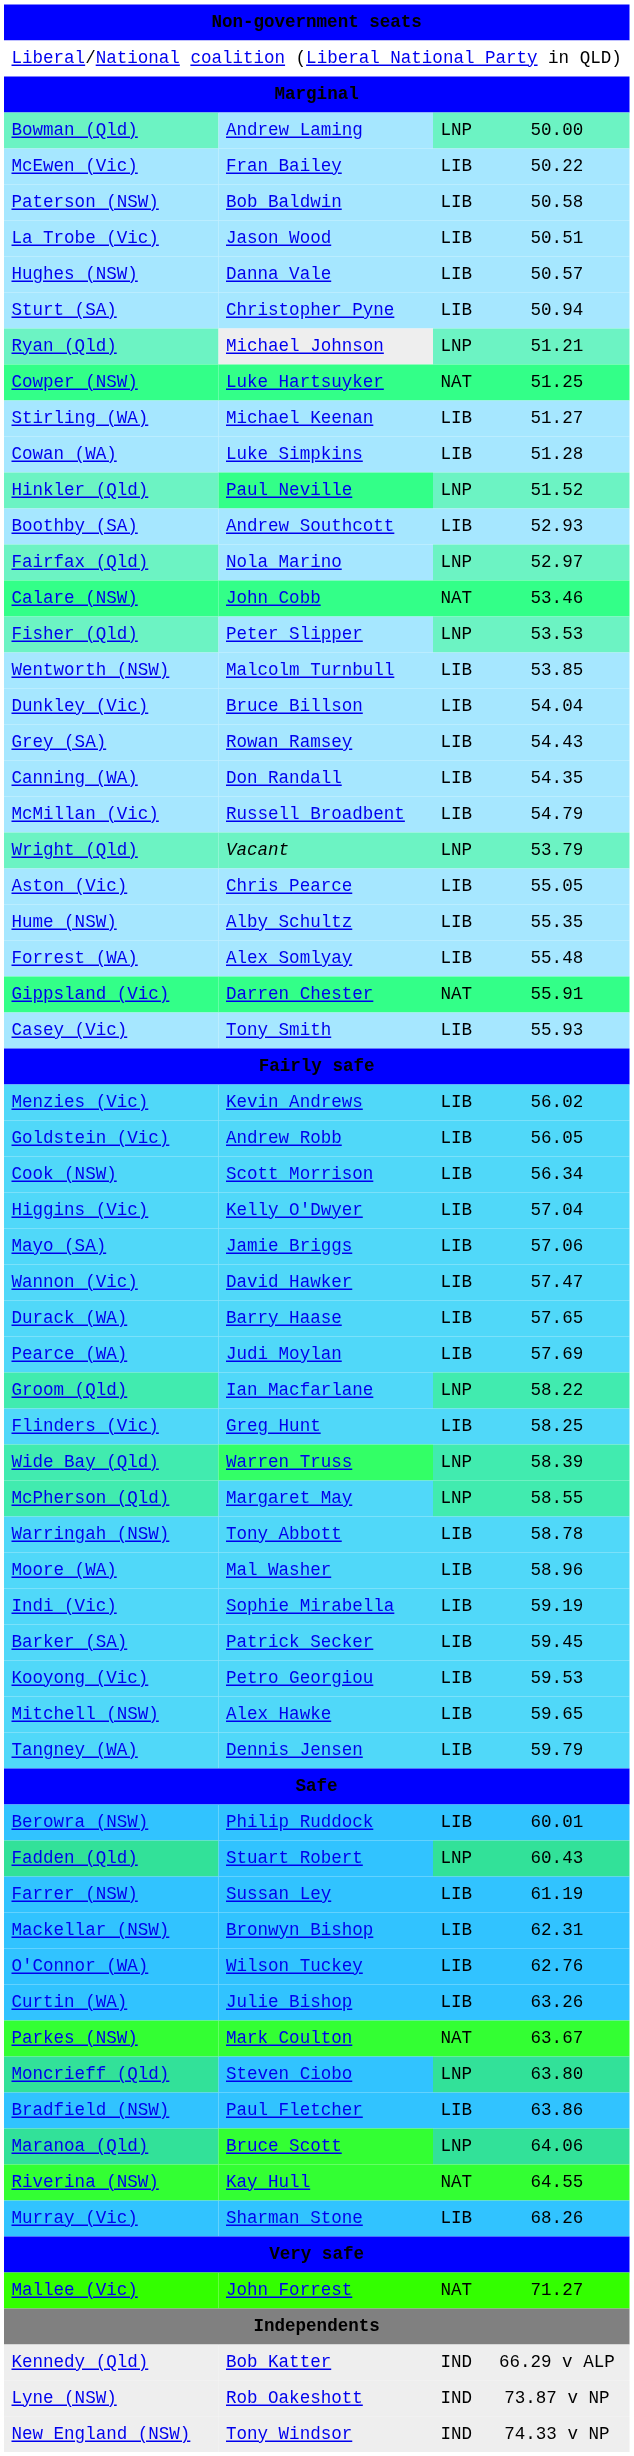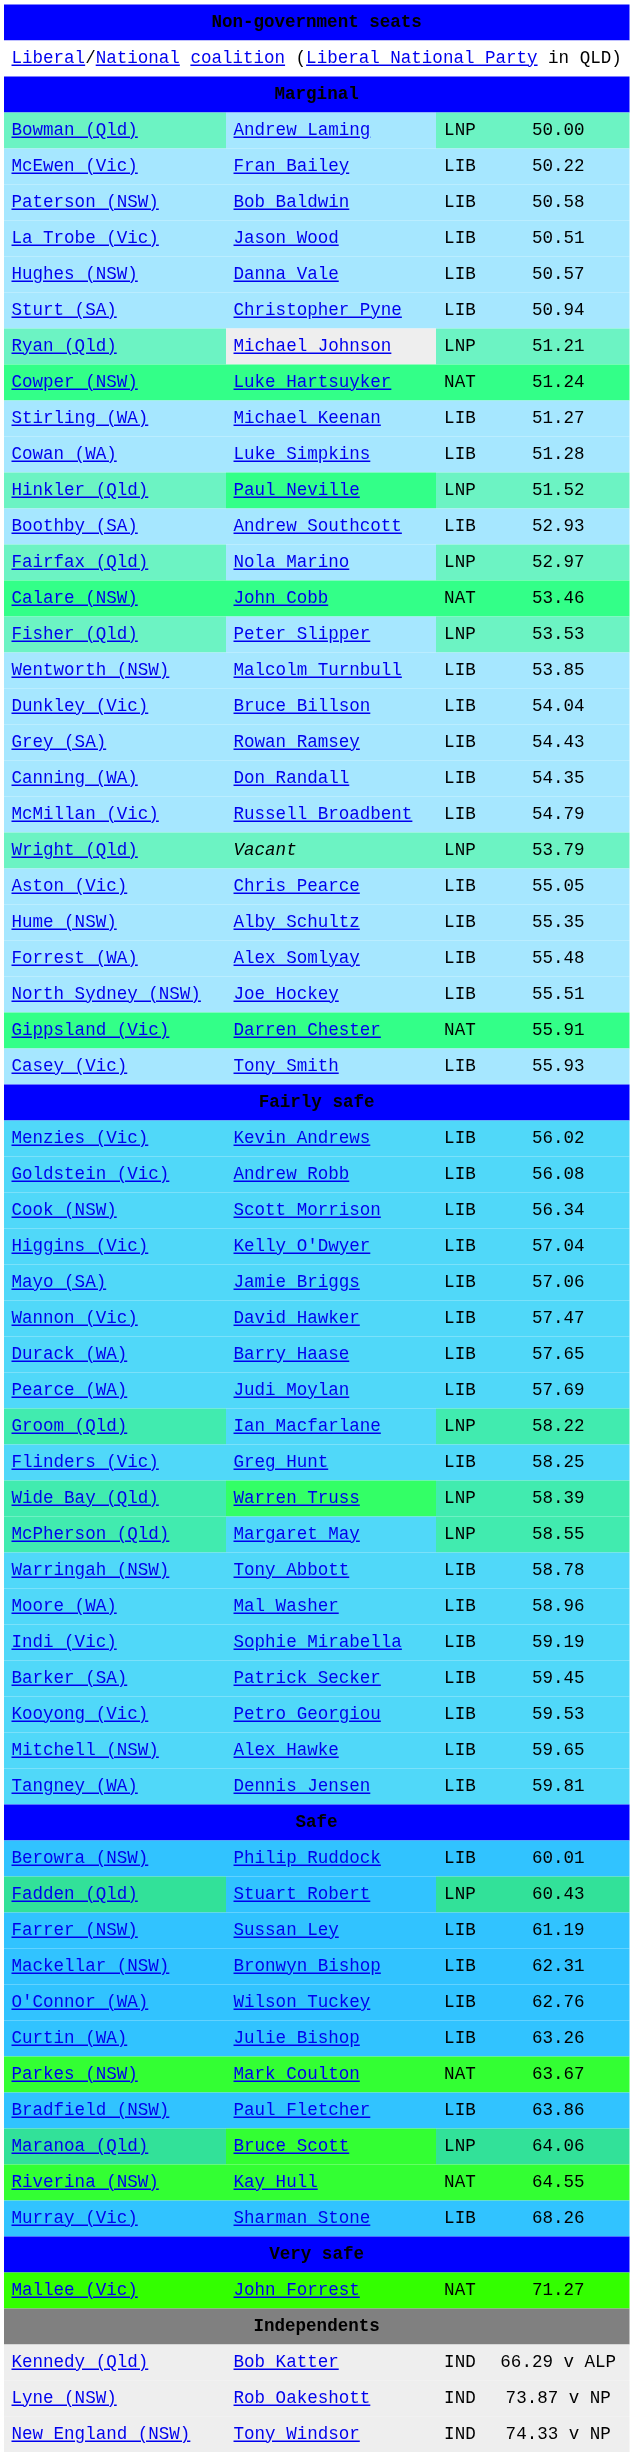(557, 382) 51.25 -> (558, 382) 51.24
+ row: (106, 994)
(557, 1138) 56.05 -> (558, 1174) 56.08
(557, 1750) 59.79 -> (558, 1786) 59.81
- row: (90, 2074)
